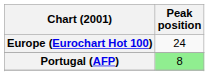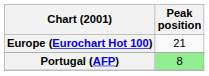(179, 43) 24 -> (179, 43) 21
